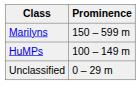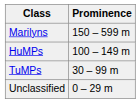+ row: (25, 70)
